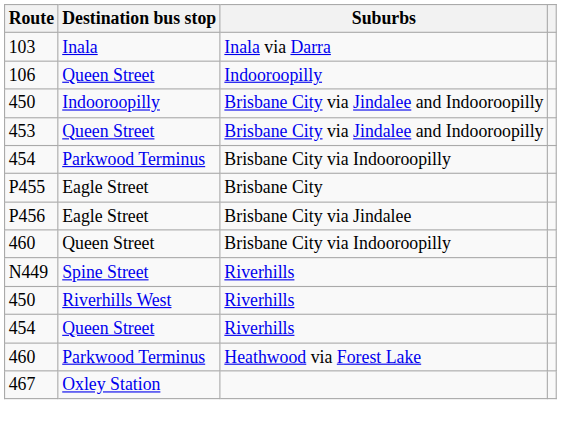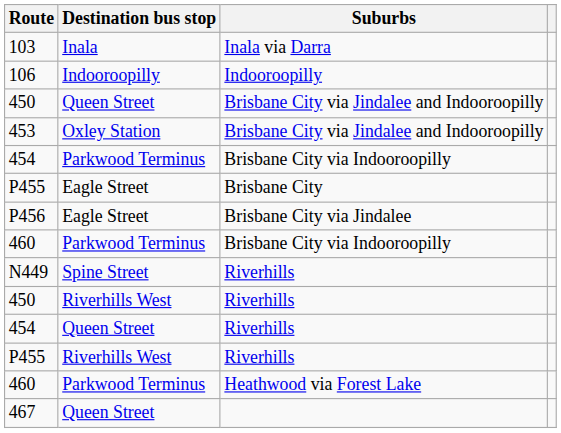(108, 74) Queen Street -> (111, 74) Indooroopilly
(111, 103) Indooroopilly -> (108, 103) Queen Street
(108, 131) Queen Street -> (111, 131) Oxley Station
(108, 243) Queen Street -> (134, 243) Parkwood Terminus
+ row: (27, 356)
(111, 384) Oxley Station -> (108, 412) Queen Street
